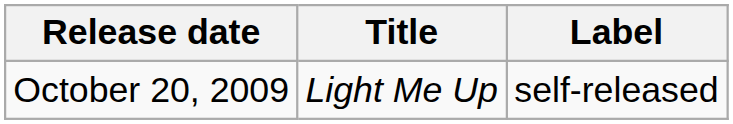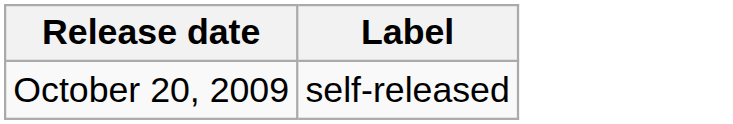- column: (402, 32)
